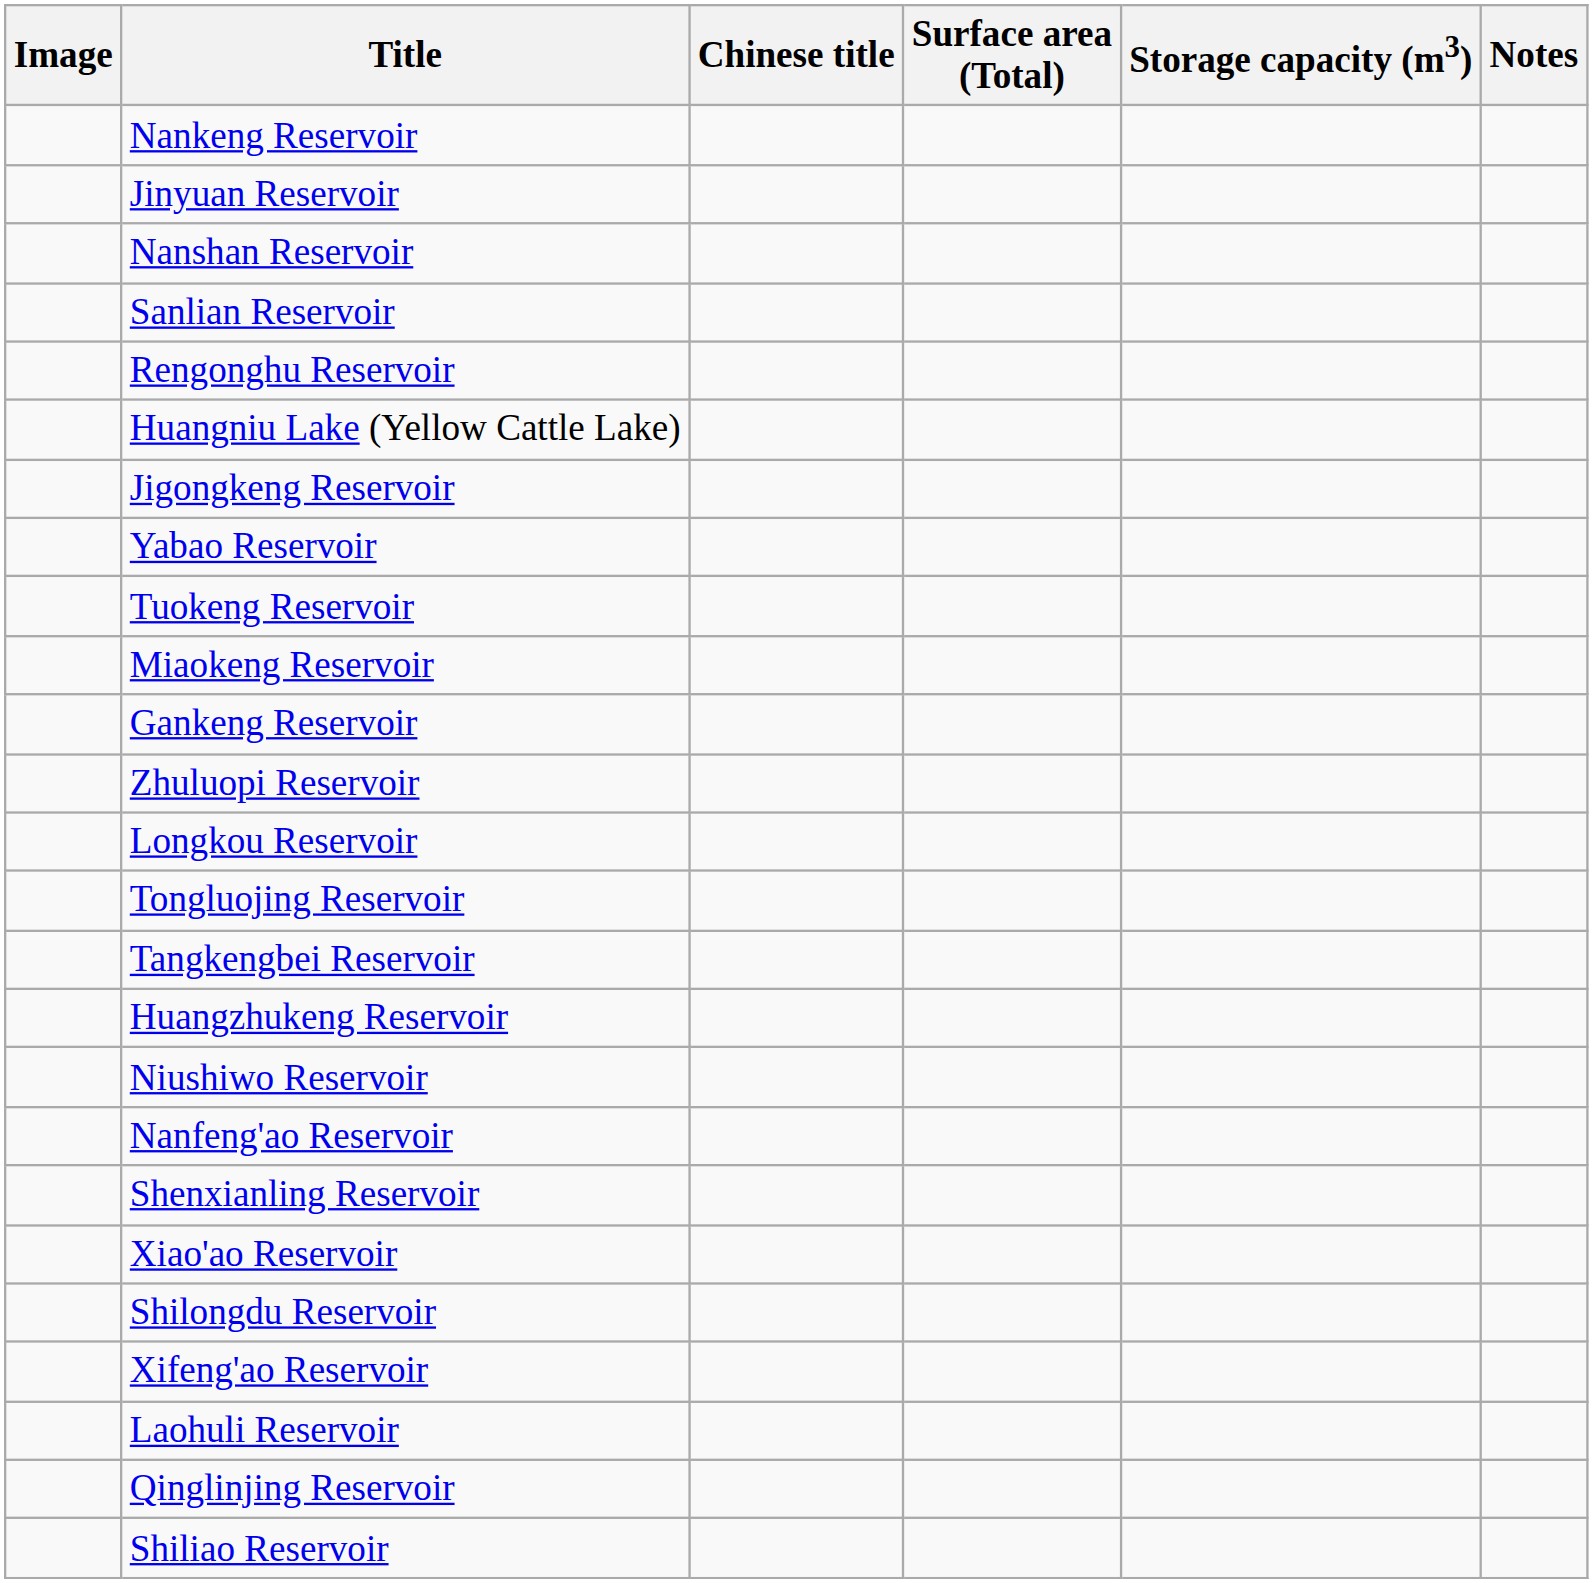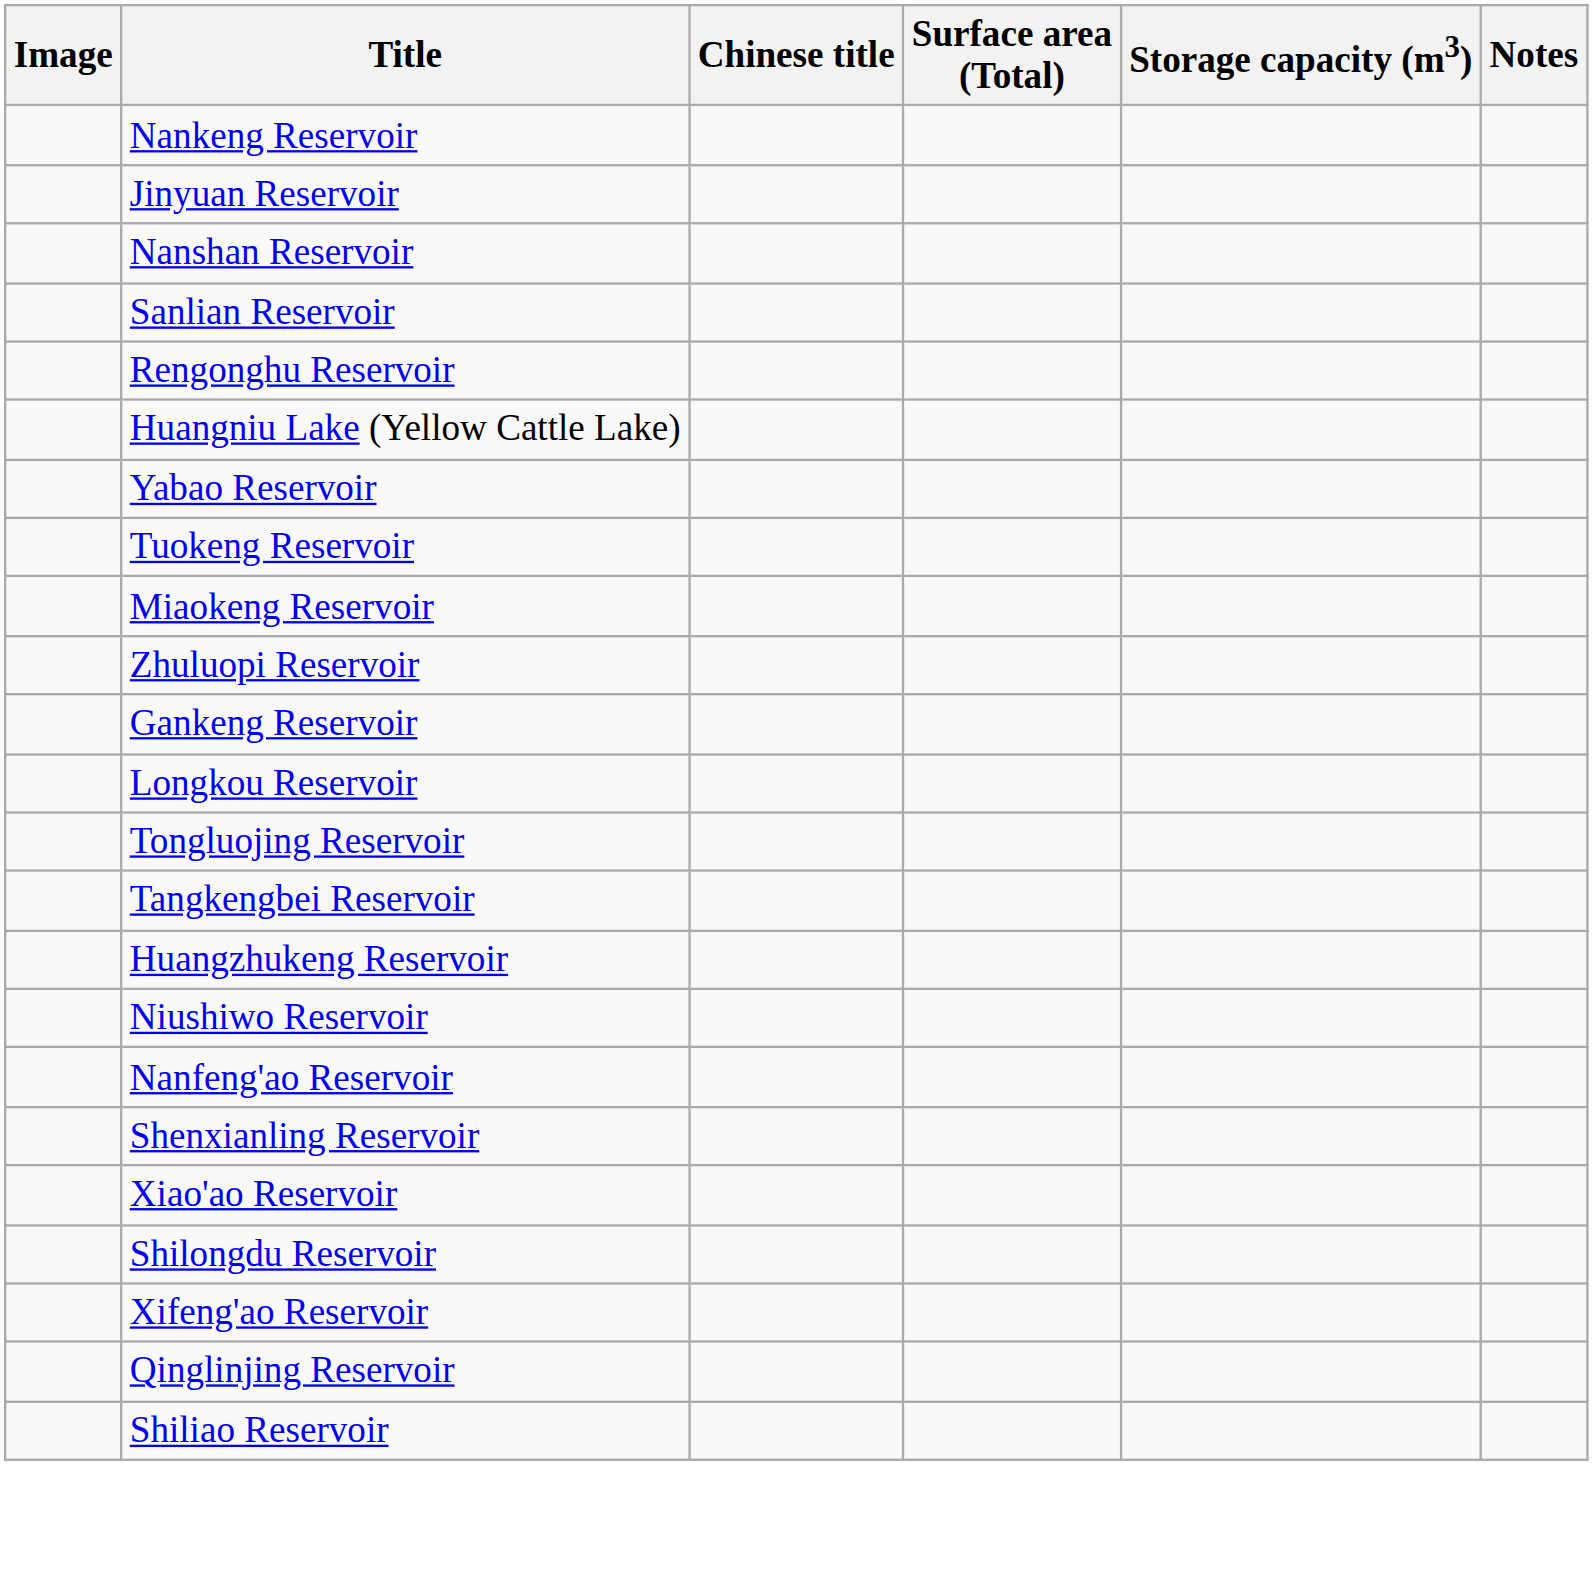- row: (292, 487)
rows swapped: (274, 723) <-> (275, 782)
- row: (264, 1429)
